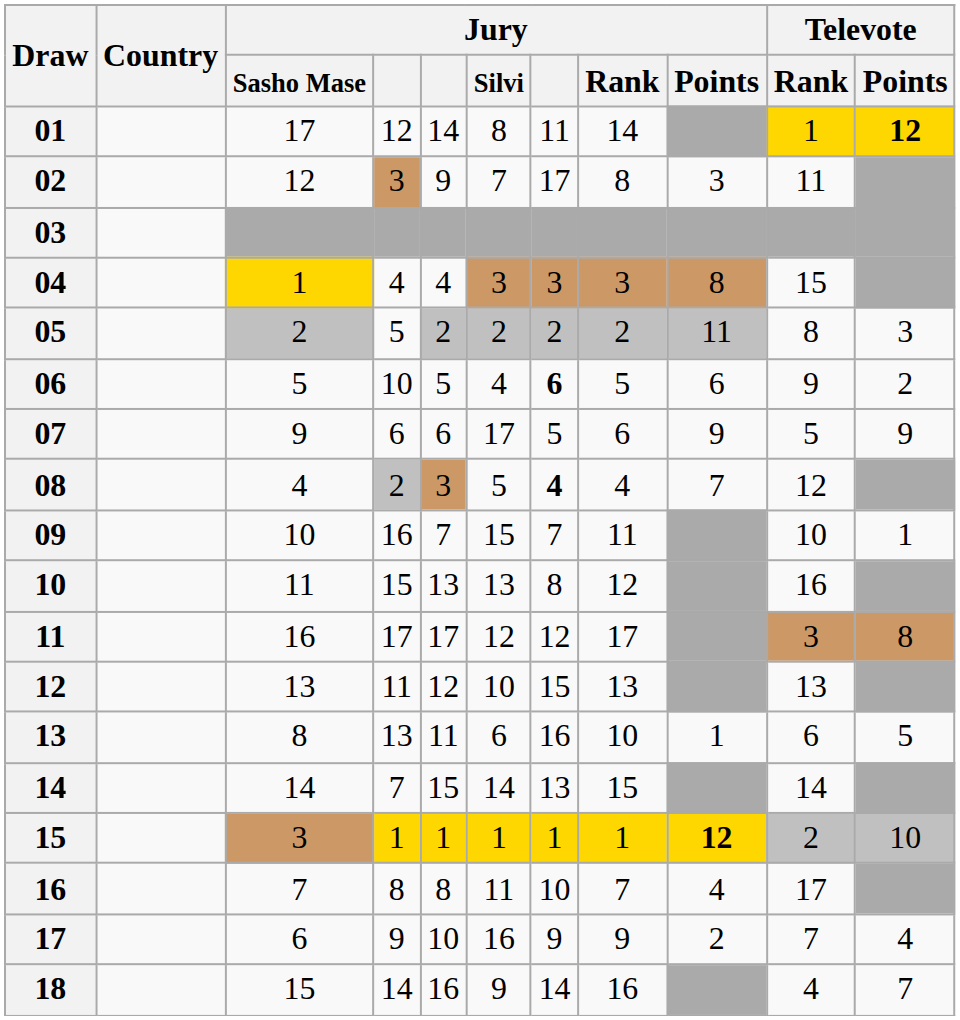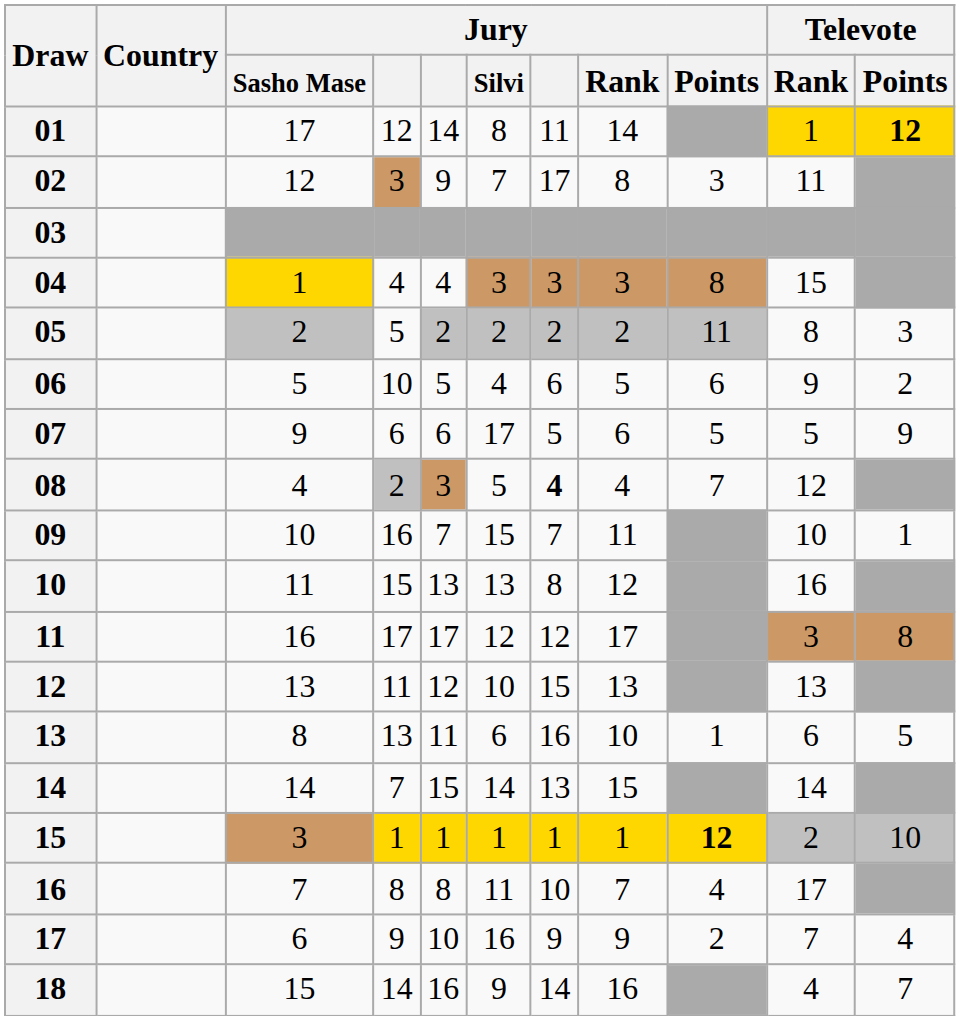(555, 383) bold -> (555, 383) normal
(717, 433) 9 -> (717, 433) 5
